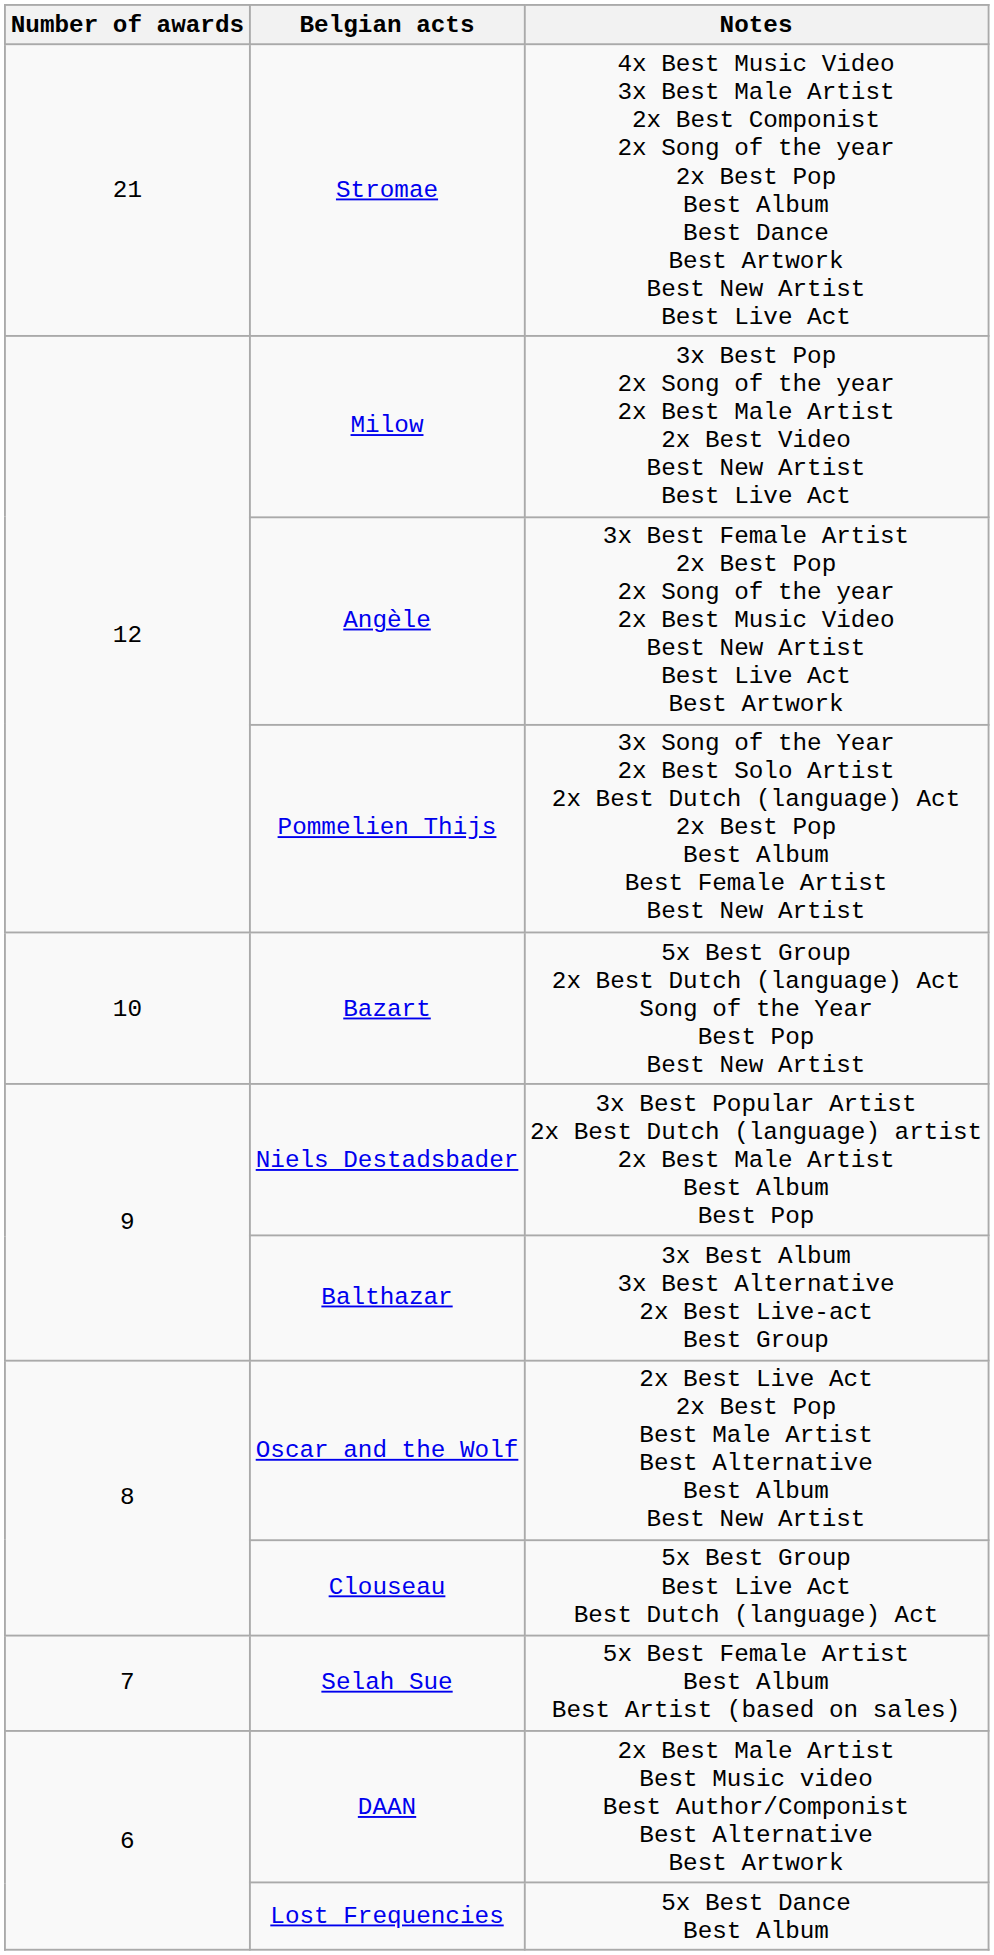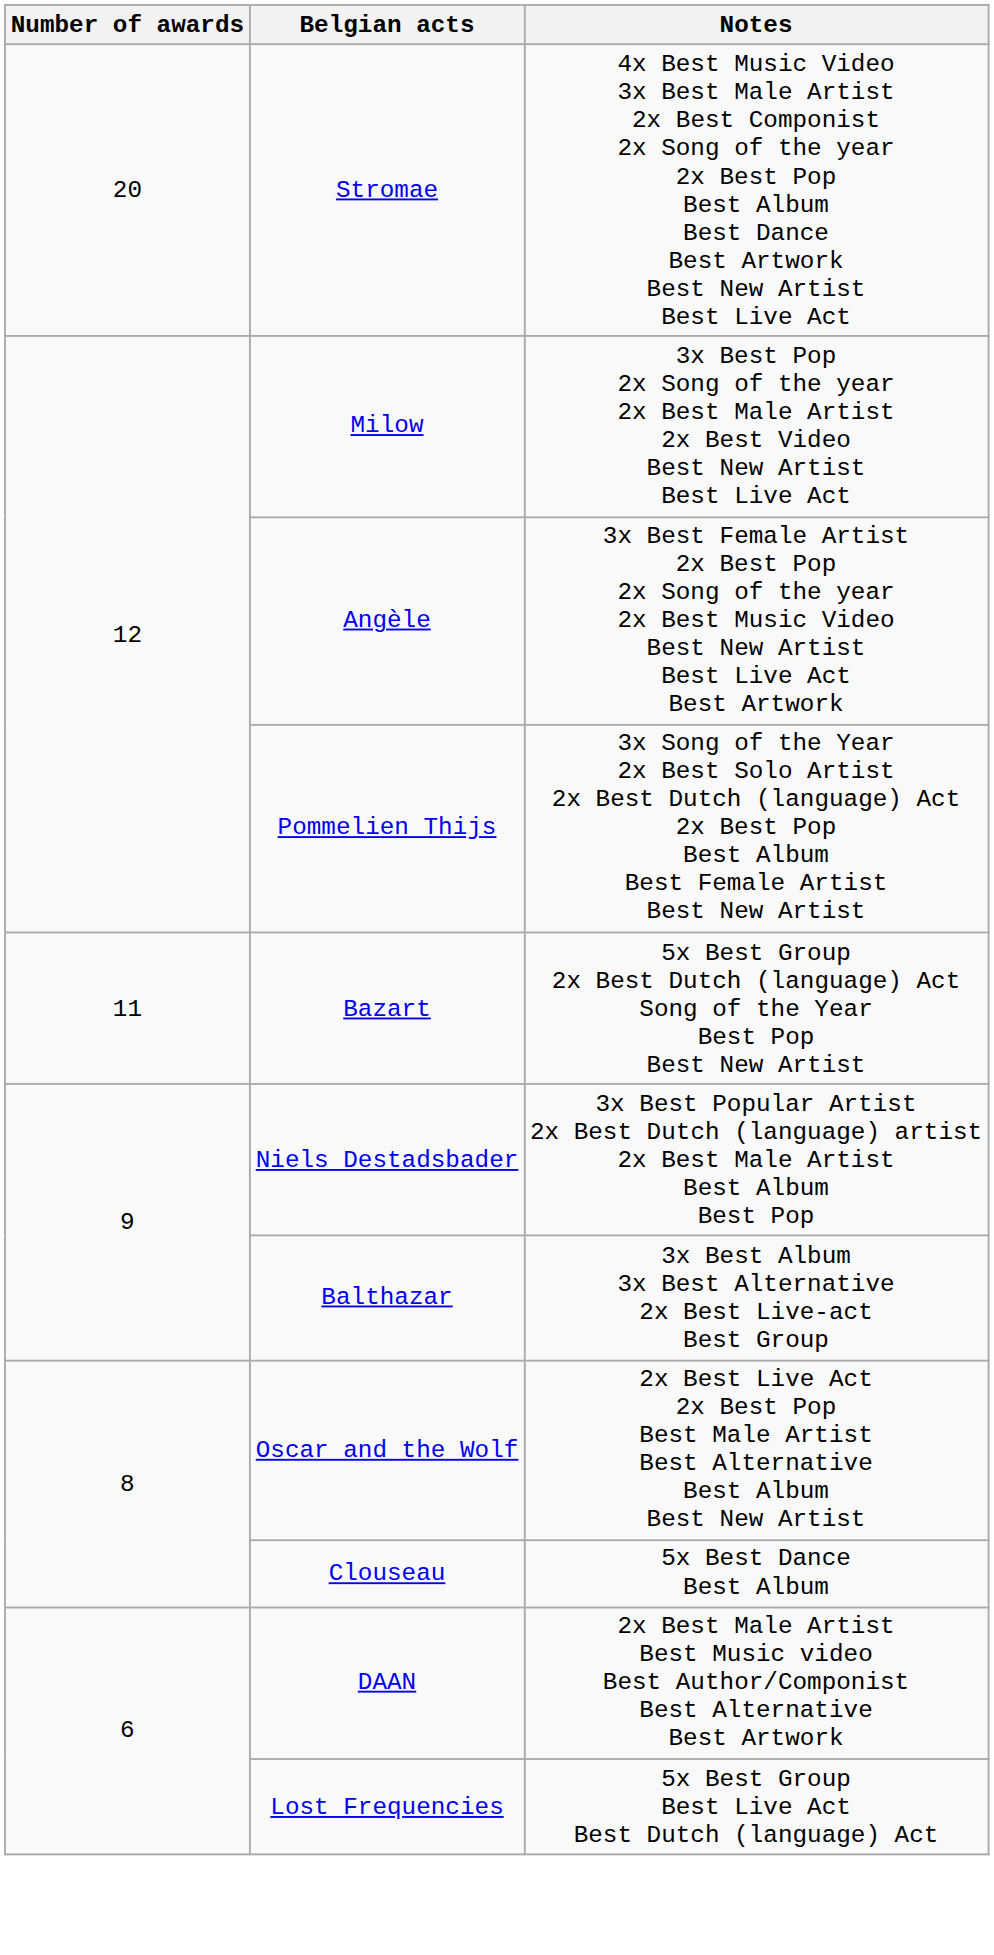(127, 191) 21 -> (127, 191) 20
(127, 1008) 10 -> (127, 1008) 11
(756, 1587) 5x Best Group Best Live Act Best Dutch (language) Act -> (756, 1573) 5x Best Dance Best Album
- row: (387, 1683)
(756, 1917) 5x Best Dance Best Album -> (756, 1807) 5x Best Group Best Live Act Best Dutch (language) Act
